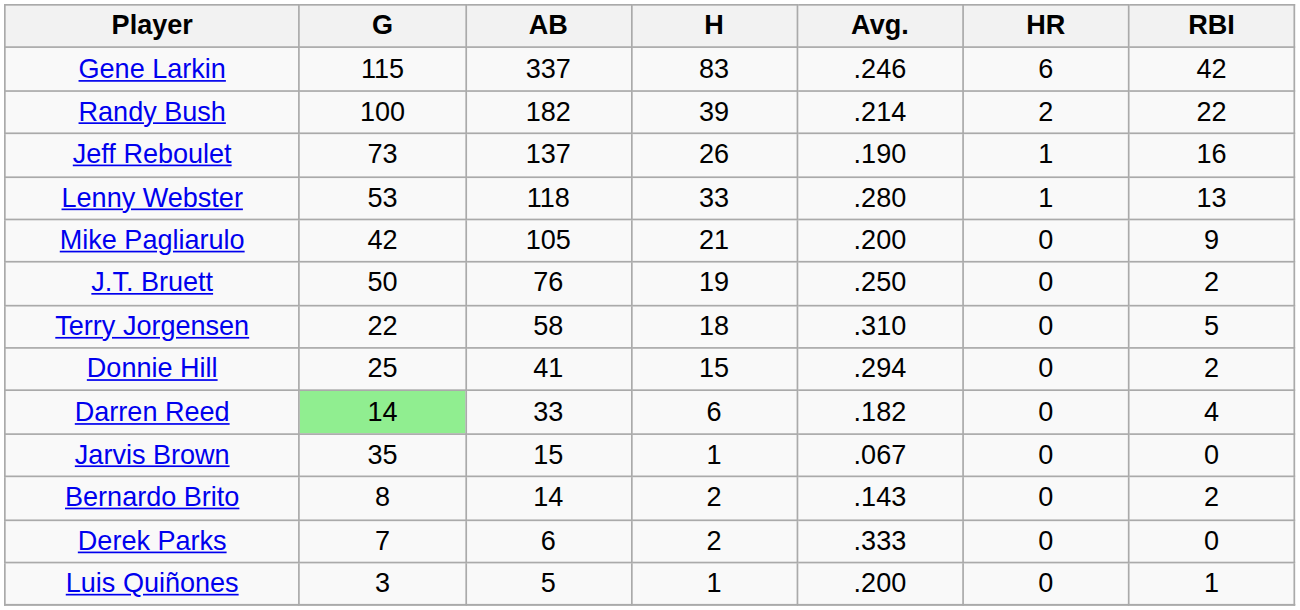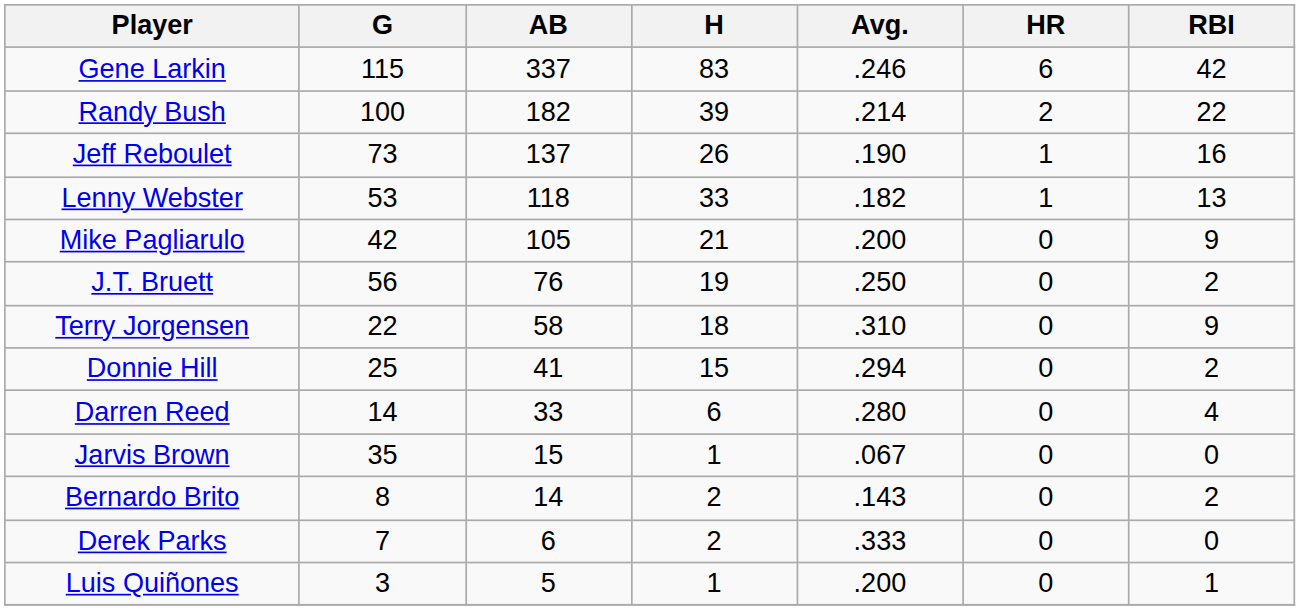(880, 197) .280 -> (880, 197) .182
(382, 283) 50 -> (382, 283) 56
(1212, 326) 5 -> (1212, 326) 9
(382, 411) lightgreen background -> (382, 411) no background
(880, 411) .182 -> (880, 411) .280
